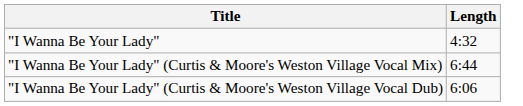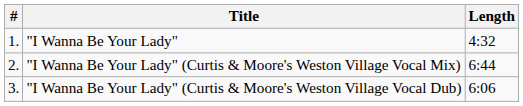+ column: (14, 16)
